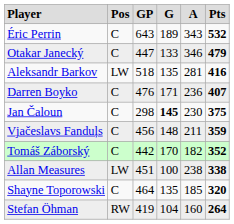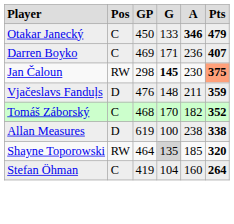- row: (34, 33)
(145, 53) 447 -> (145, 33) 450
(193, 53) normal -> (193, 33) bold
- row: (52, 72)
(145, 92) 476 -> (145, 53) 469
(115, 111) C -> (120, 72) RW
(217, 111) no background -> (217, 72) lightsalmon background
(115, 131) C -> (115, 92) D
(145, 131) 456 -> (145, 92) 476
(145, 151) 442 -> (145, 111) 468
(120, 170) LW -> (115, 131) D
(145, 170) 451 -> (145, 131) 619
(115, 190) C -> (120, 151) RW
(169, 190) no background -> (169, 151) lightgrey background
(120, 209) RW -> (115, 170) C
